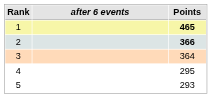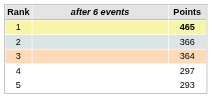(187, 42) bold -> (187, 42) normal
(187, 71) 295 -> (187, 71) 297
